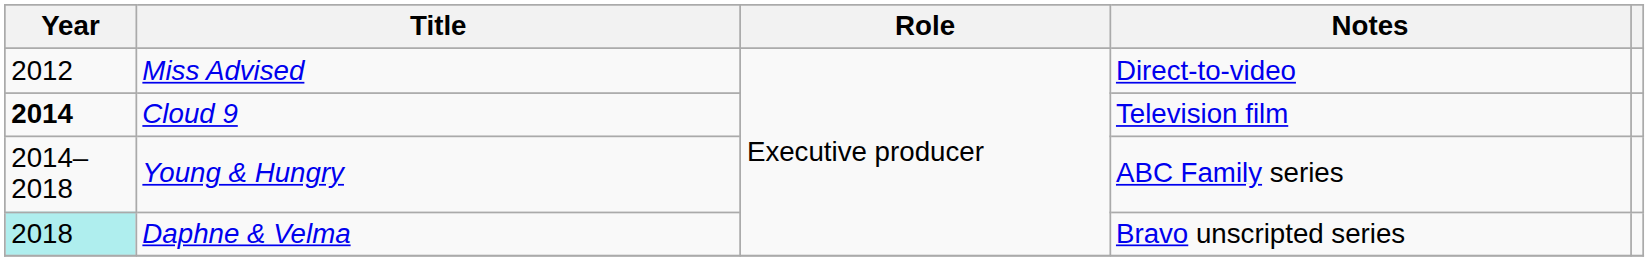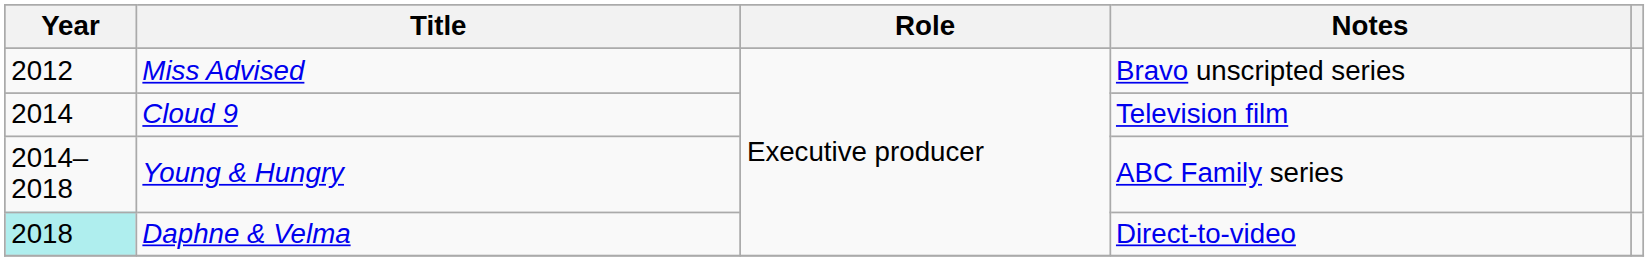(1206, 70) Direct-to-video -> (1261, 70) Bravo unscripted series
(42, 114) bold -> (42, 114) normal
(1261, 233) Bravo unscripted series -> (1206, 233) Direct-to-video
